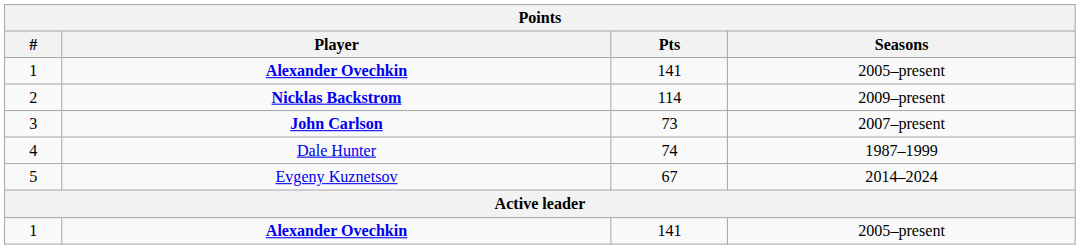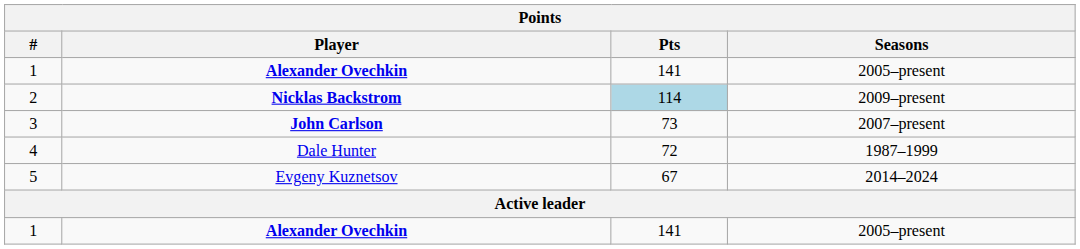(669, 97) no background -> (669, 97) lightblue background
(669, 150) 74 -> (669, 150) 72
